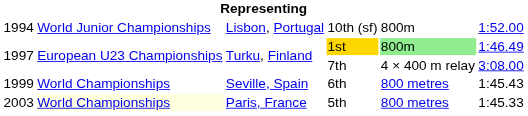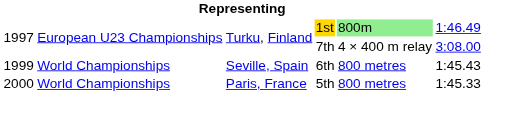- row: (352, 27)
(19, 102) 2003 -> (19, 84) 2000
(104, 102) lightyellow background -> (104, 84) no background
